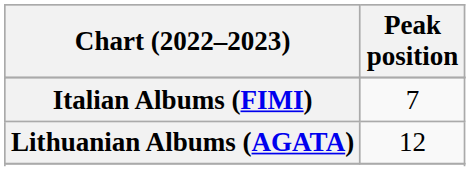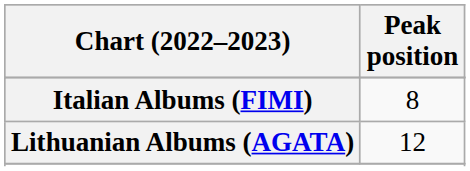(412, 99) 7 -> (412, 99) 8
